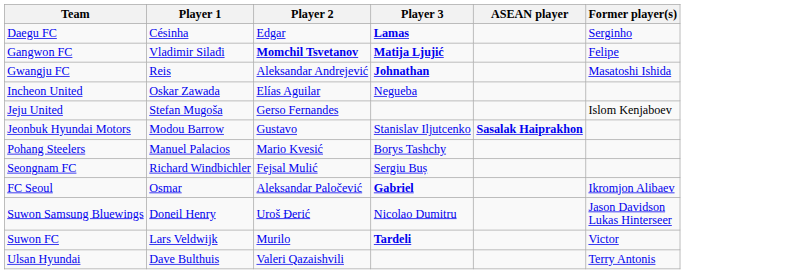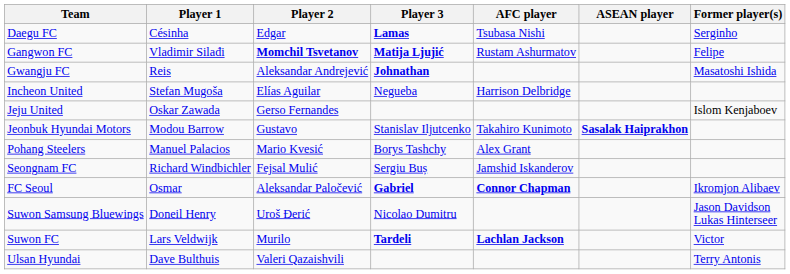+ column: (526, 14)
(185, 91) Oskar Zawada -> (186, 91) Stefan Mugoša
(186, 110) Stefan Mugoša -> (185, 110) Oskar Zawada
